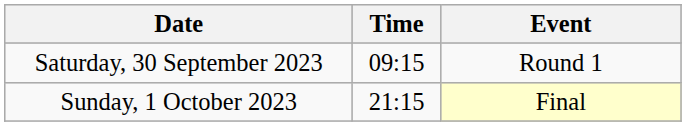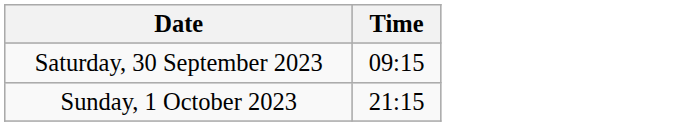- column: (561, 23)
